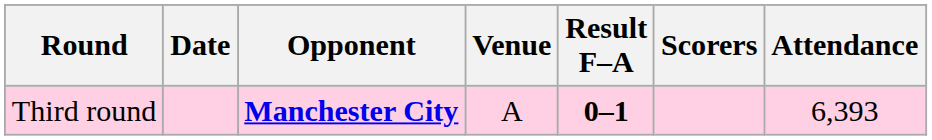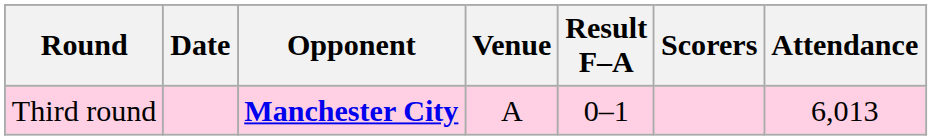(606, 109) bold -> (606, 109) normal
(845, 109) 6,393 -> (845, 109) 6,013
